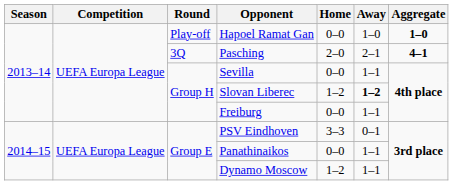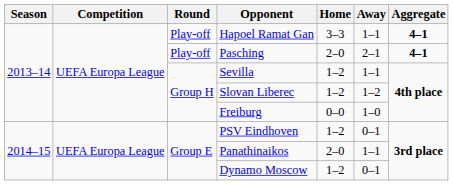(335, 33) 0–0 -> (335, 33) 3–3
(371, 33) 1–0 -> (371, 33) 1–1
(418, 33) 1–0 -> (418, 33) 4–1
(178, 53) 3Q -> (190, 53) Play-off
(335, 72) 0–0 -> (335, 72) 1–2
(371, 92) bold -> (371, 92) normal
(371, 111) 1–1 -> (371, 111) 1–0
(335, 131) 3–3 -> (335, 131) 1–2
(335, 151) 0–0 -> (335, 151) 2–0
(371, 170) 1–1 -> (371, 170) 0–1
